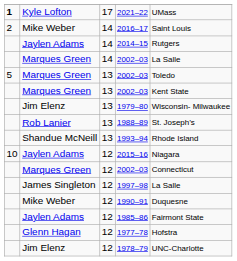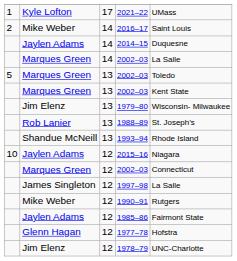(9, 12) bold -> (9, 12) normal
(166, 44) Rutgers -> (170, 44) Duquesne
(170, 201) Duquesne -> (166, 201) Rutgers
